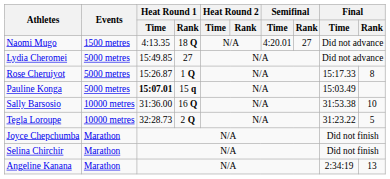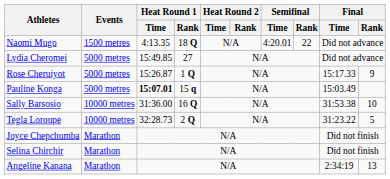(307, 43) 27 -> (307, 43) 22
(372, 74) 8 -> (372, 74) 9
